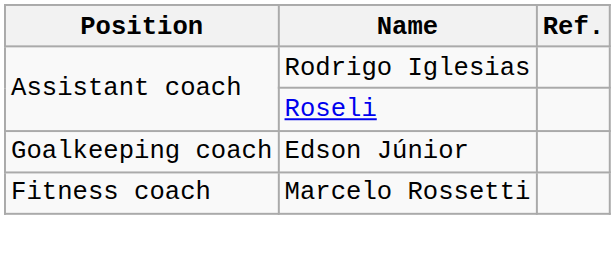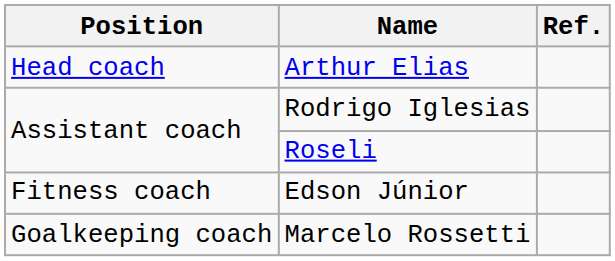+ row: (377, 68)
(142, 151) Goalkeeping coach -> (111, 193) Fitness coach
(111, 193) Fitness coach -> (142, 235) Goalkeeping coach
